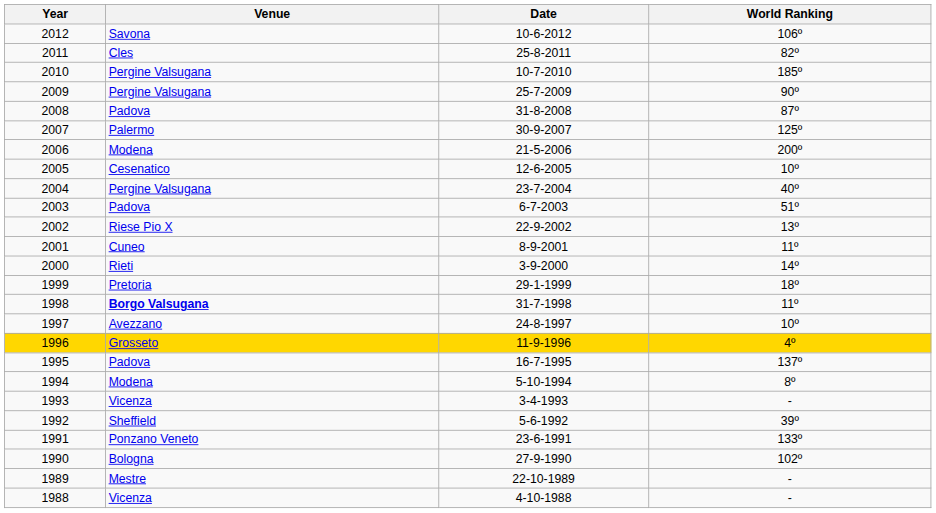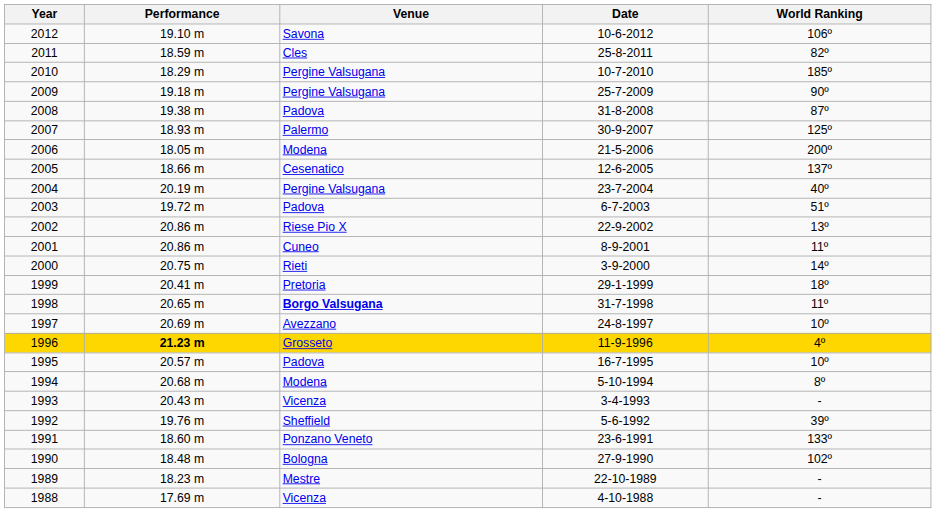+ column: (182, 14)
(790, 169) 10º -> (820, 169) 137º
(790, 363) 137º -> (820, 363) 10º
